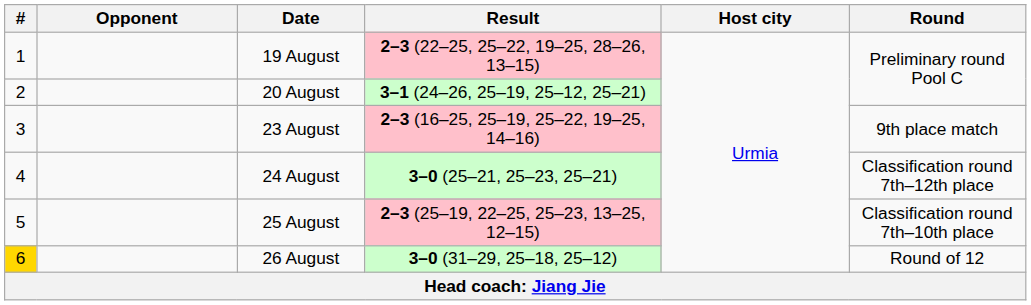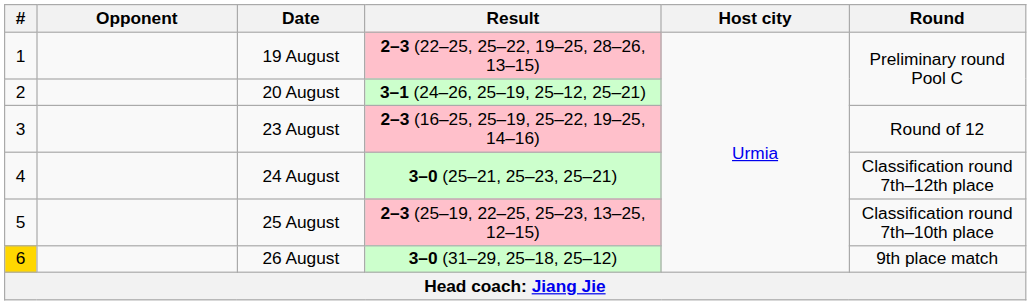(937, 129) 9th place match -> (937, 129) Round of 12
(937, 259) Round of 12 -> (937, 259) 9th place match
